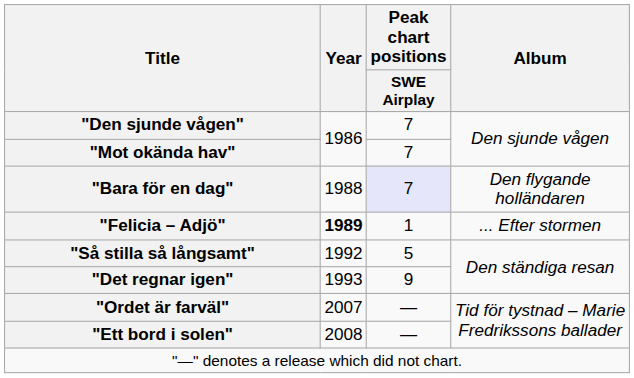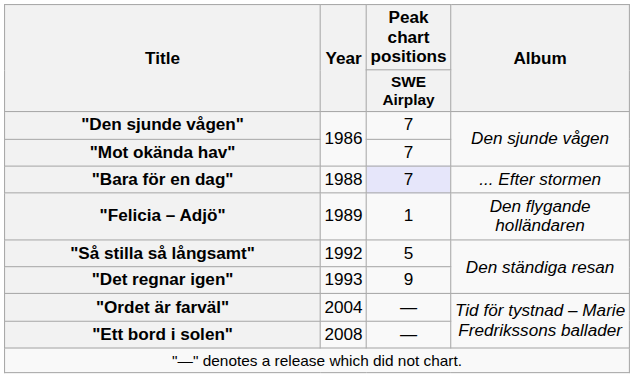(540, 189) Den flygande holländaren -> (540, 179) ... Efter stormen
(344, 225) bold -> (344, 216) normal
(540, 225) ... Efter stormen -> (540, 216) Den flygande holländaren
(344, 307) 2007 -> (344, 307) 2004
